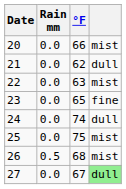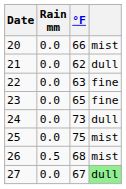(105, 82) mist -> (105, 82) fine
(79, 119) 74 -> (79, 119) 73
